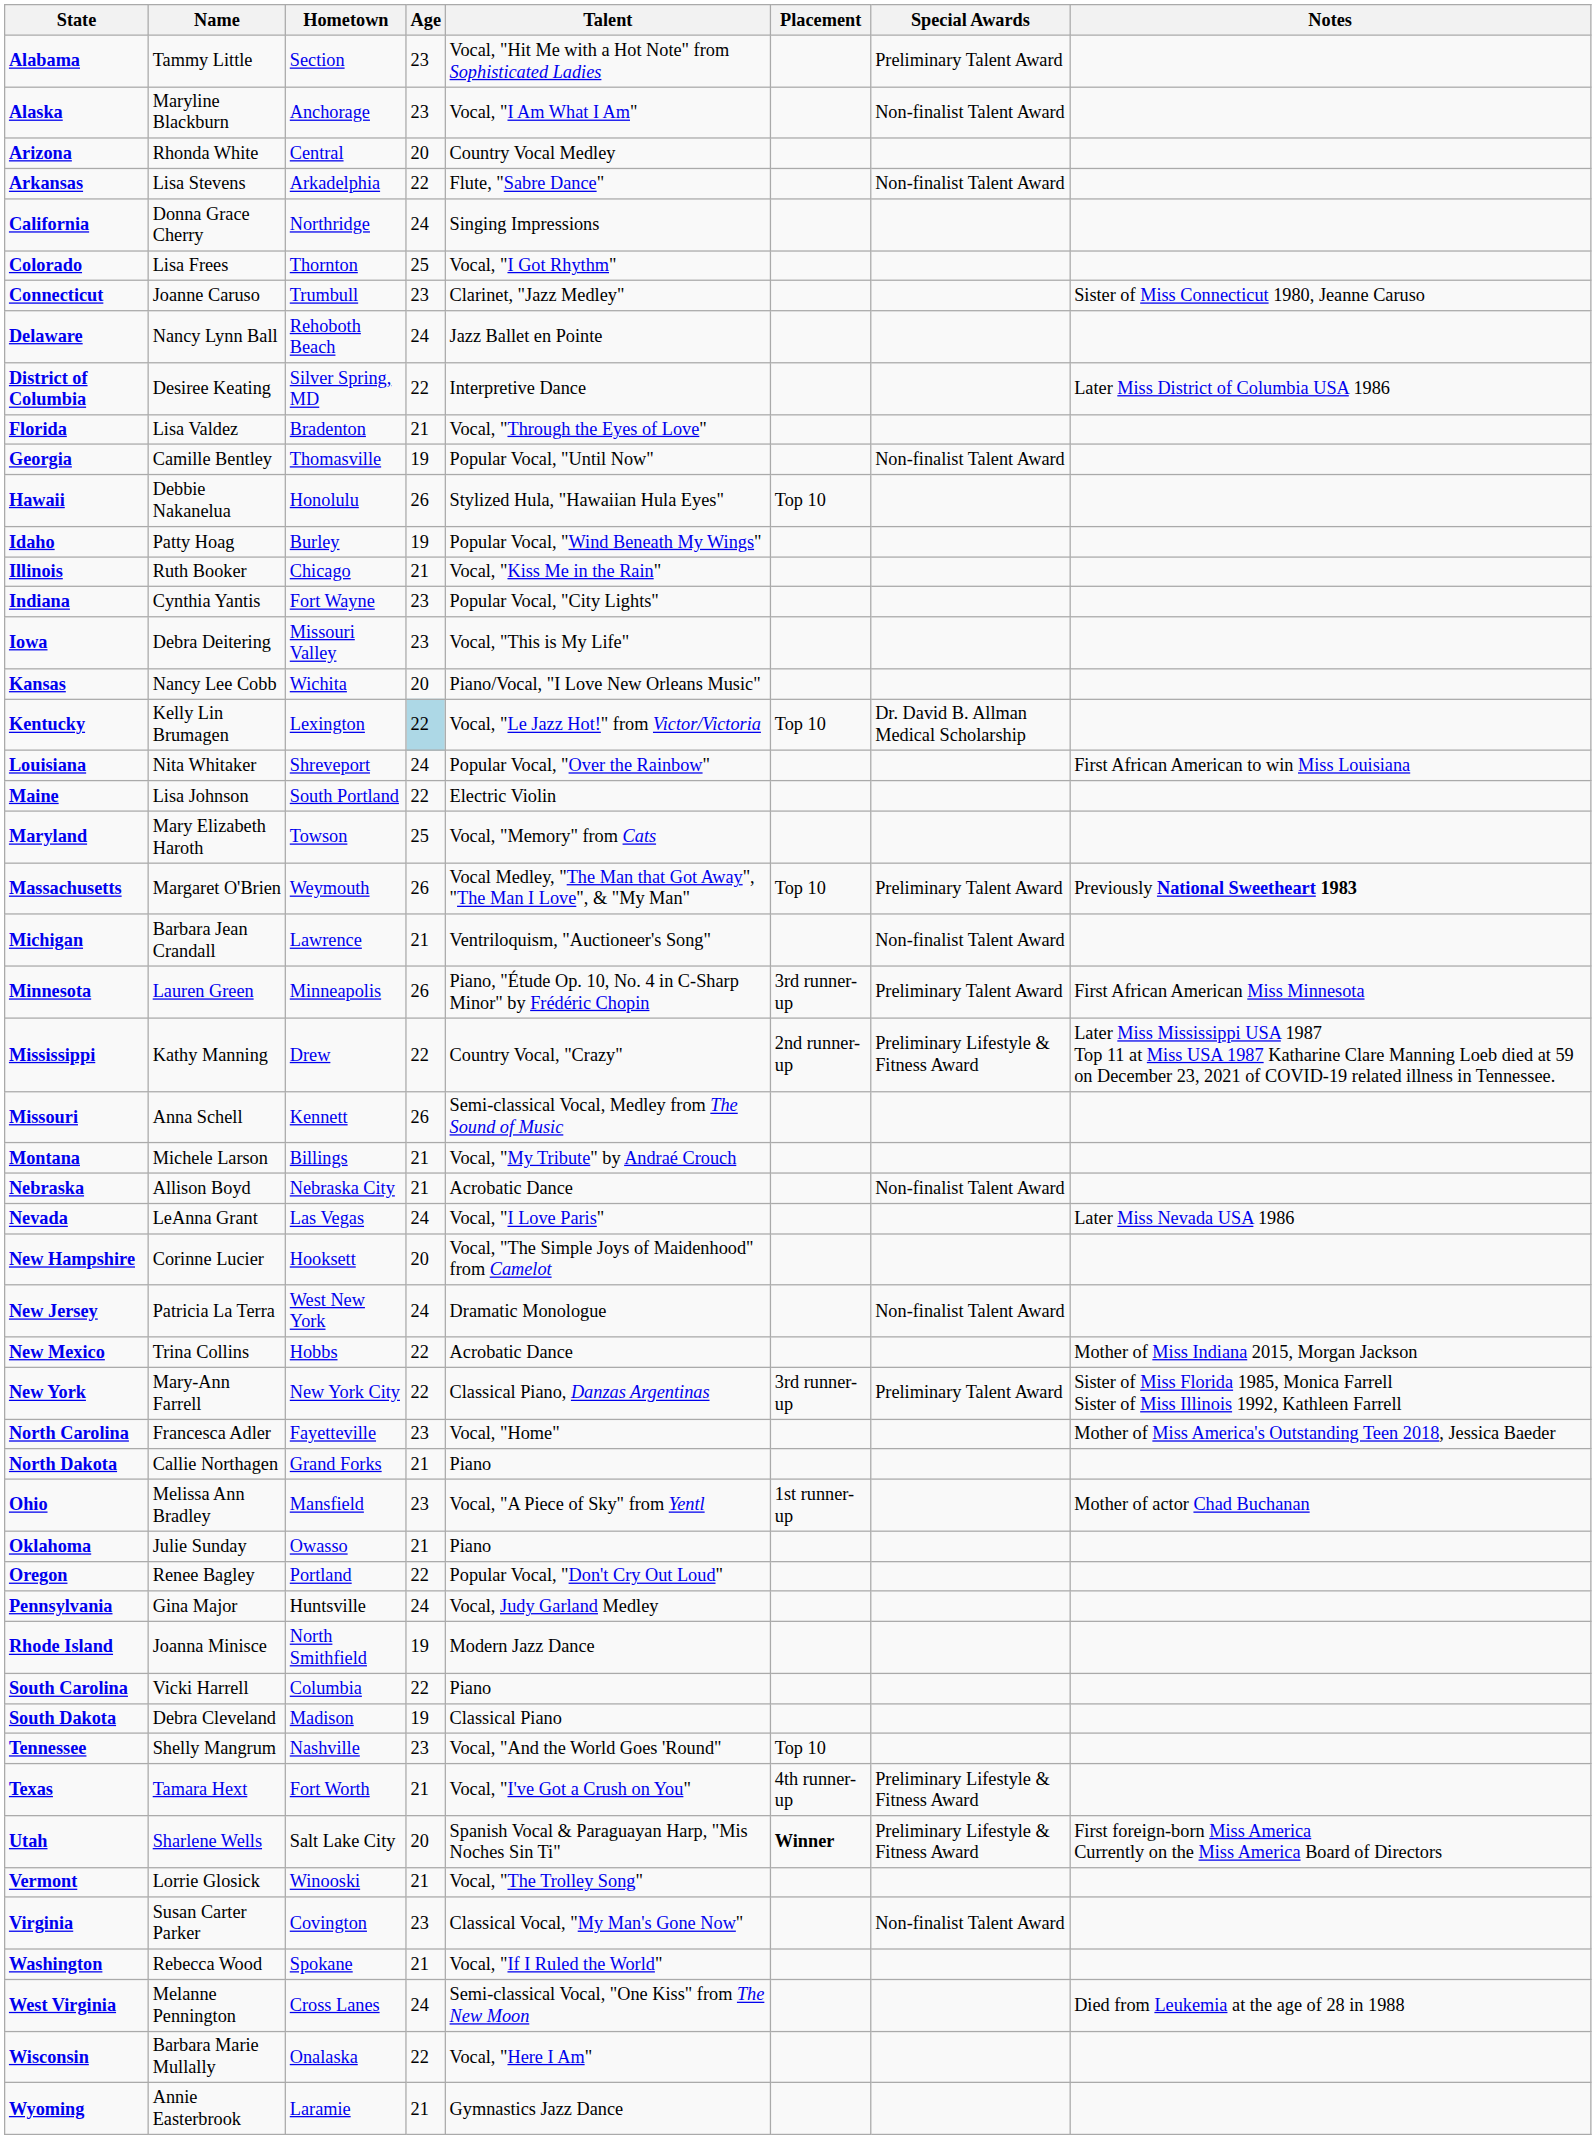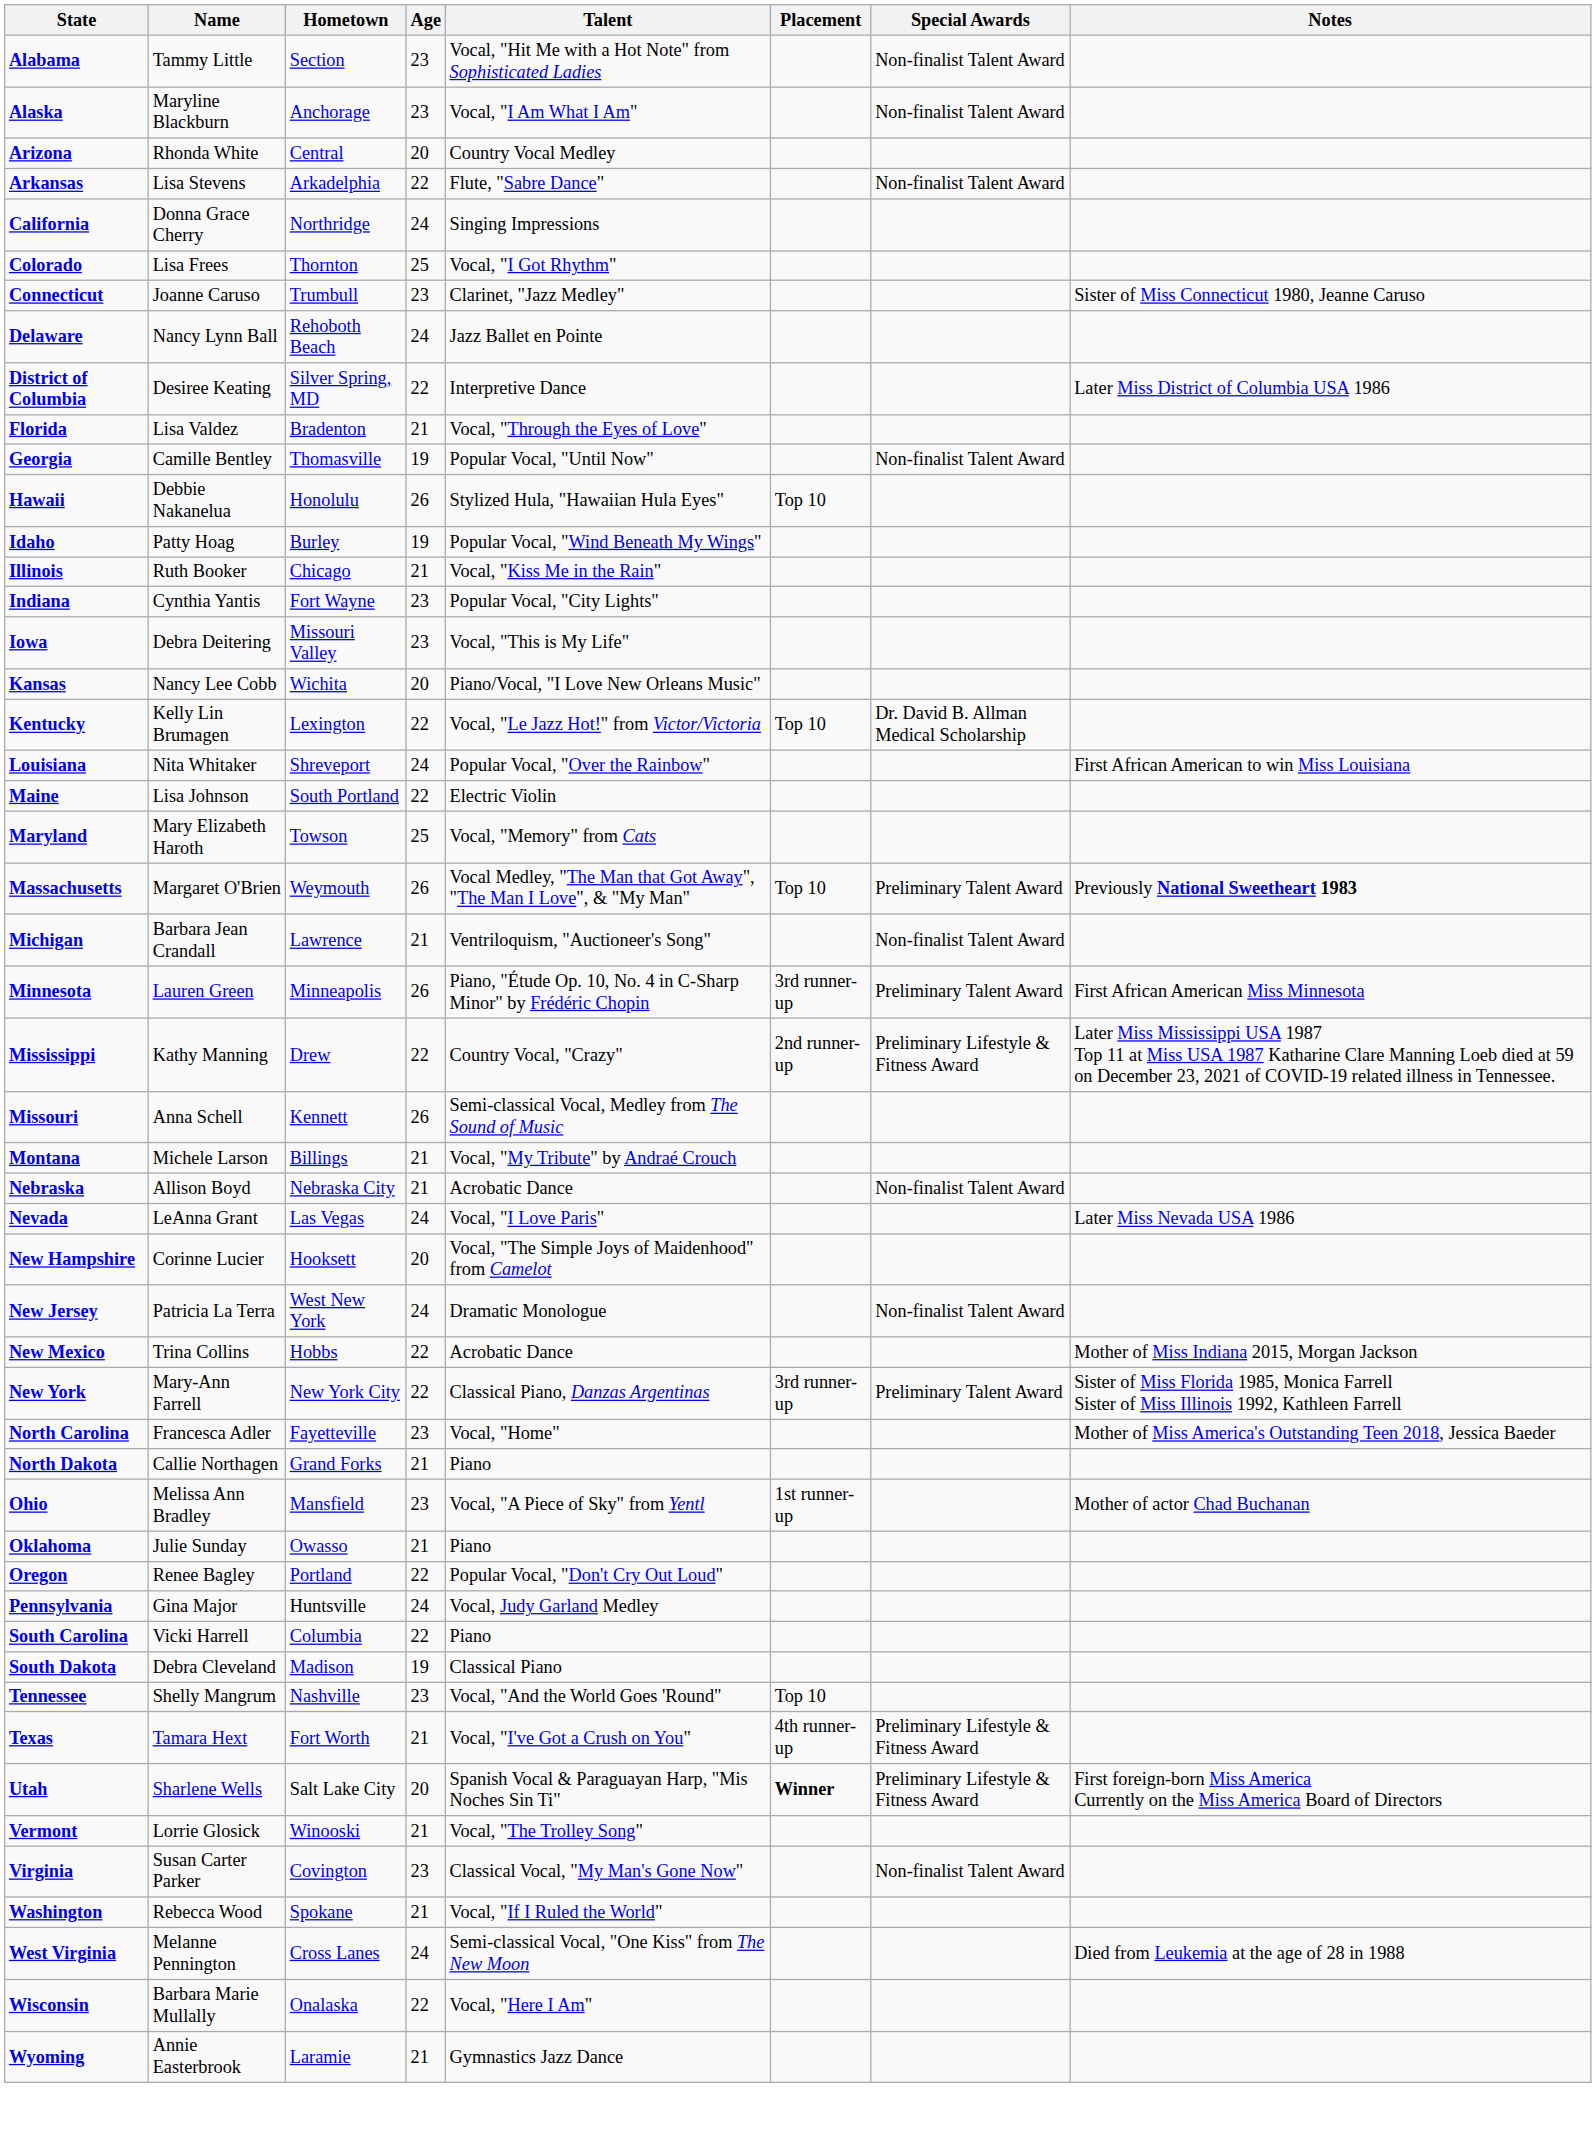(969, 60) Preliminary Talent Award -> (970, 60) Non-finalist Talent Award
(420, 724) lightblue background -> (420, 724) no background
- row: (61, 1647)
